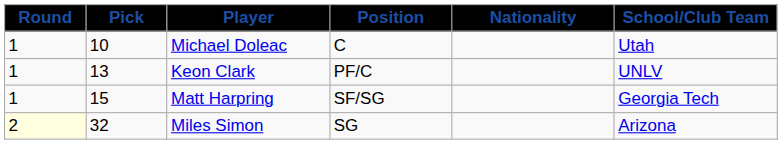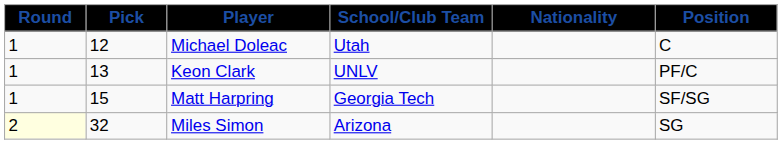columns swapped: (391, 17) <-> (696, 17)
(99, 44) 10 -> (99, 44) 12
